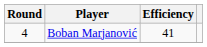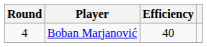(168, 33) 41 -> (168, 33) 40
